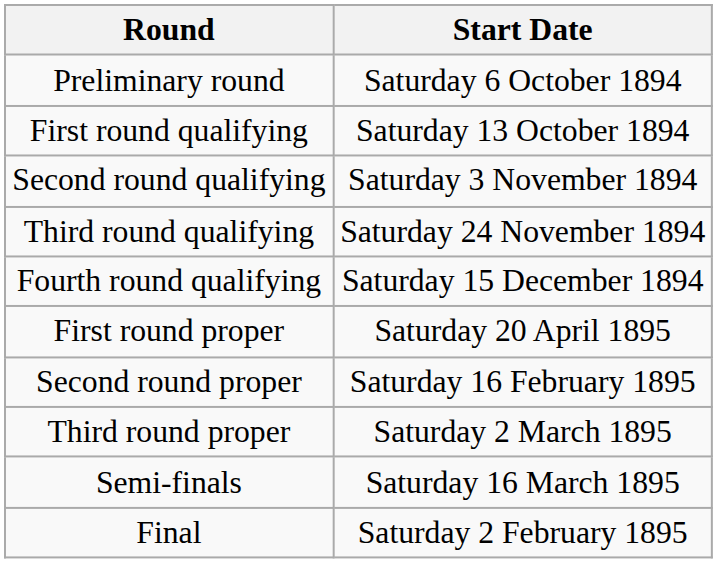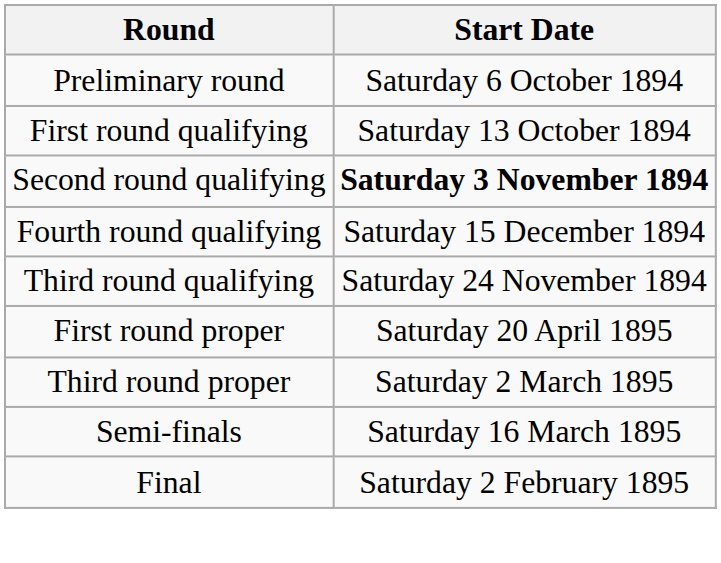(523, 180) normal -> (524, 180) bold
rows swapped: (169, 230) <-> (169, 280)
- row: (169, 381)
